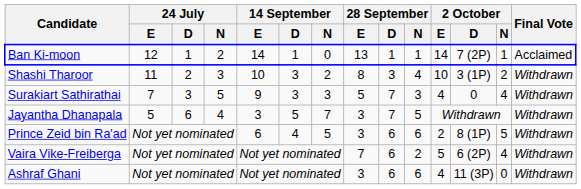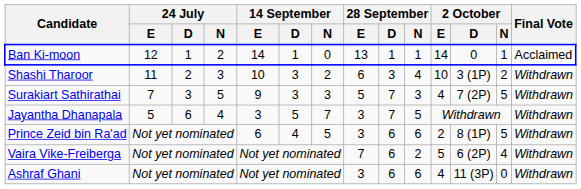(474, 54) 7 (2P) -> (474, 54) 0
(361, 75) 8 -> (361, 75) 6
(474, 95) 0 -> (474, 95) 7 (2P)
(504, 95) 4 -> (504, 95) 5
